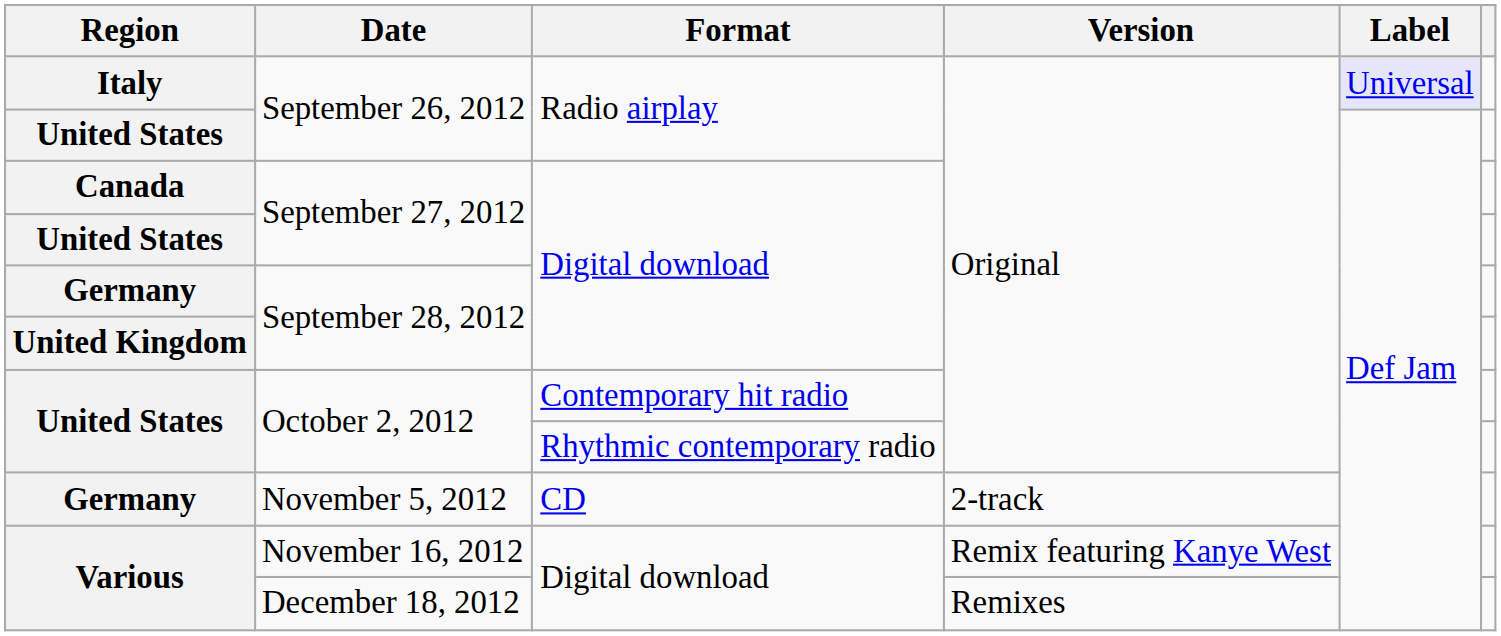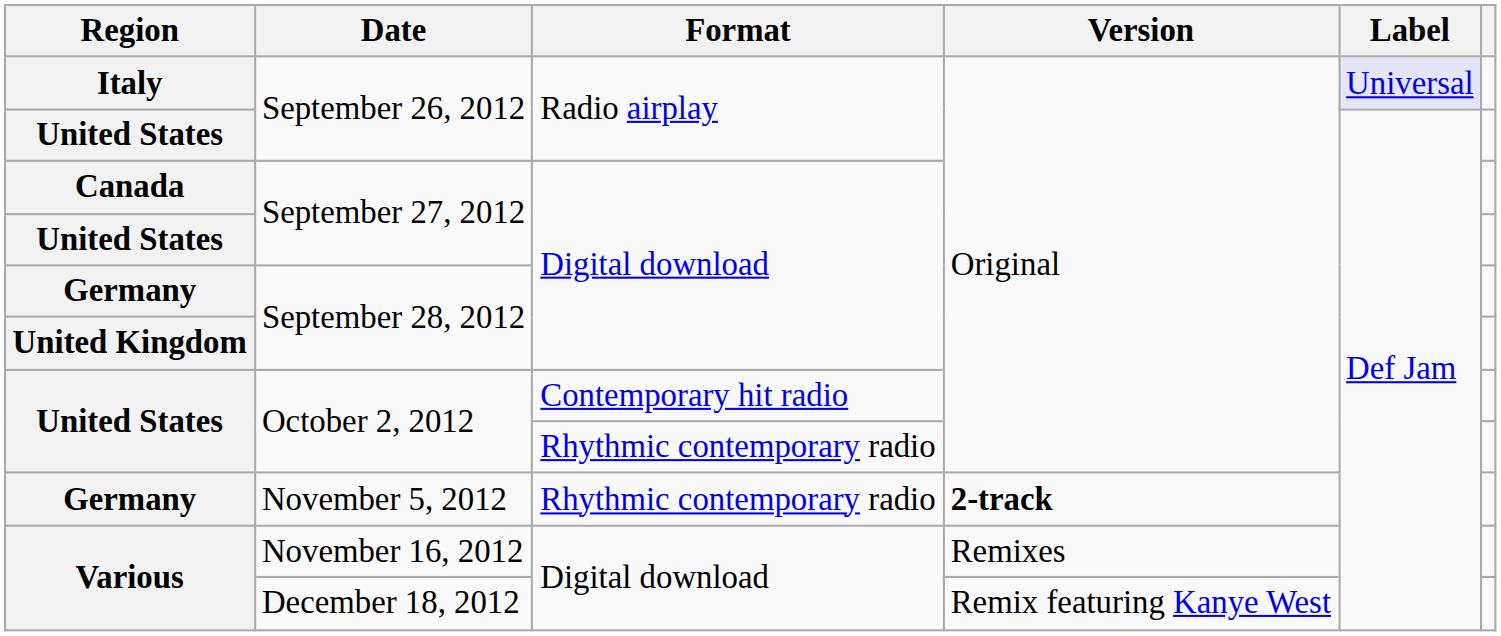(563, 498) CD -> (738, 498) Rhythmic contemporary radio
(997, 498) normal -> (1002, 498) bold
(1141, 550) Remix featuring Kanye West -> (1008, 550) Remixes
(1008, 602) Remixes -> (1141, 602) Remix featuring Kanye West
